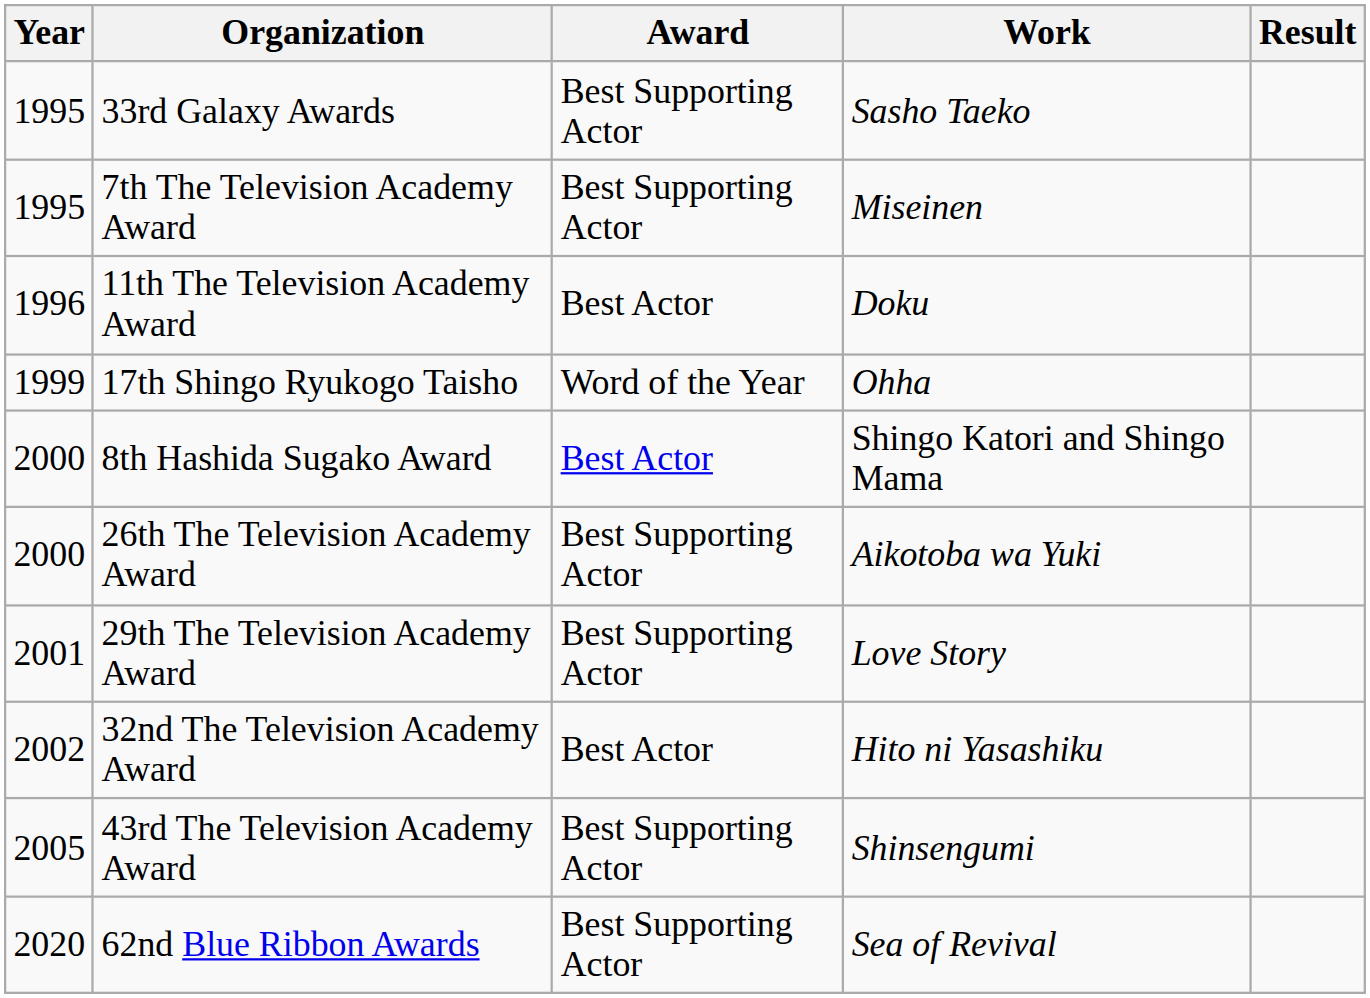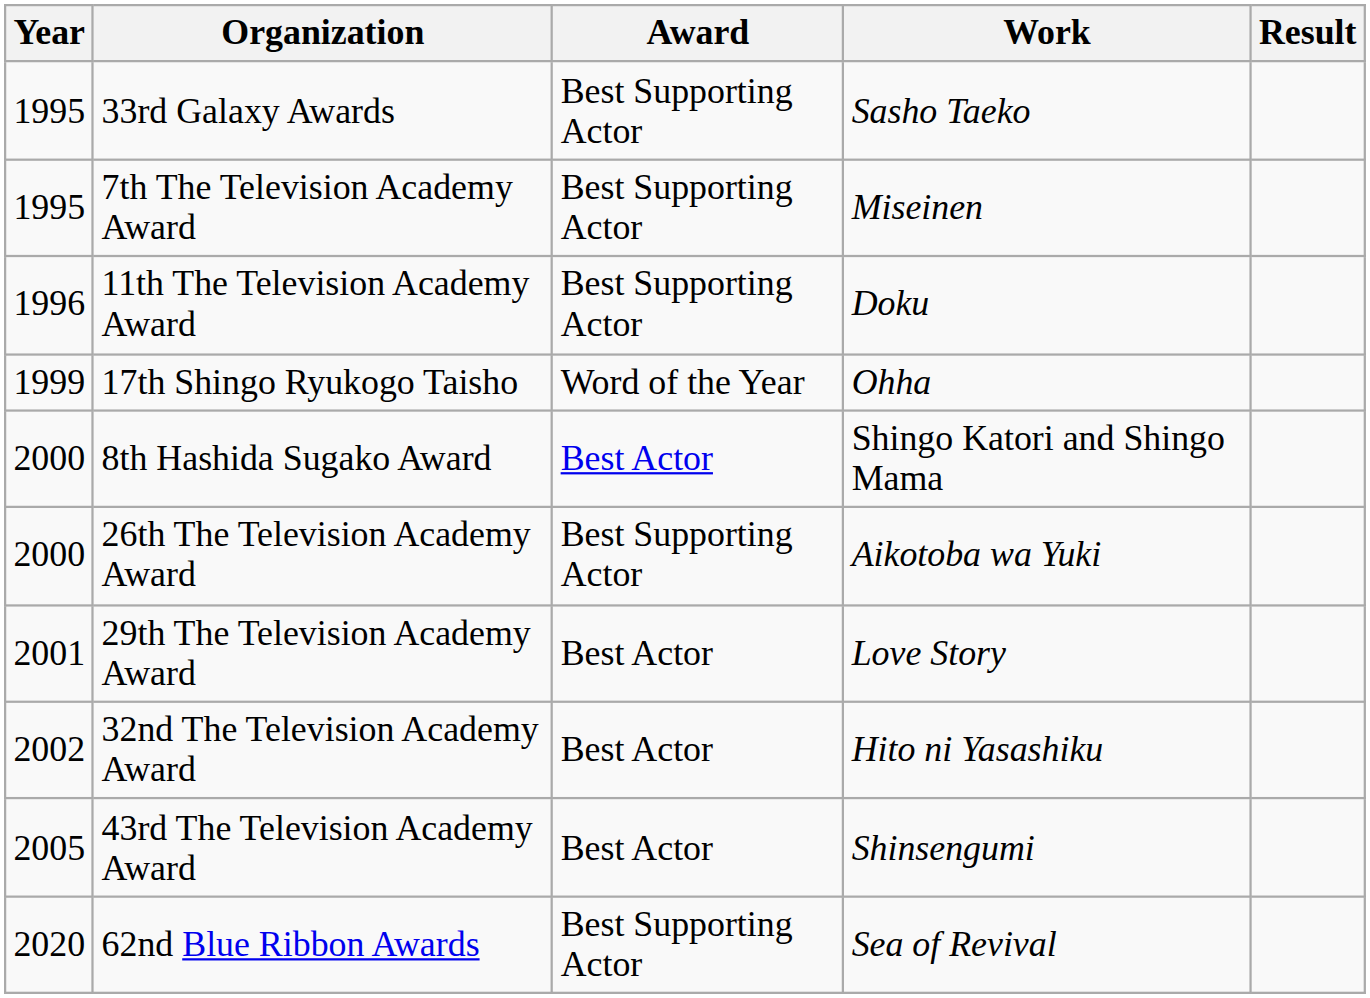(637, 304) Best Actor -> (677, 304) Best Supporting Actor
(677, 652) Best Supporting Actor -> (637, 652) Best Actor
(677, 846) Best Supporting Actor -> (637, 846) Best Actor
